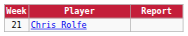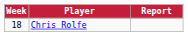(17, 25) 21 -> (17, 25) 18
